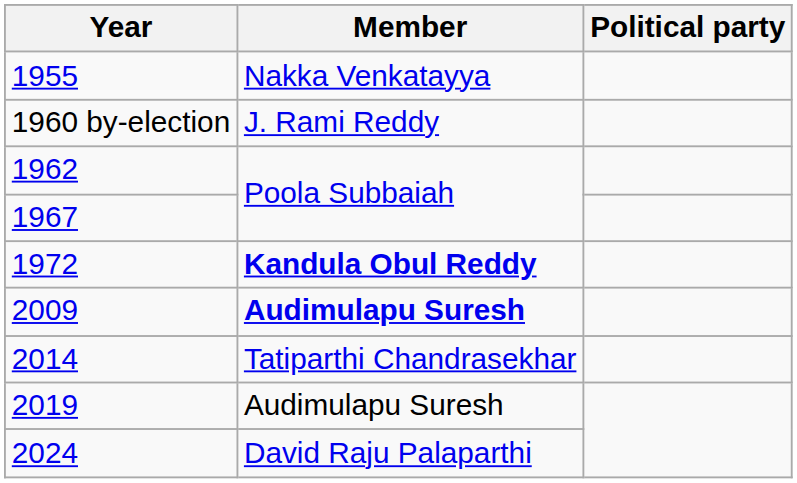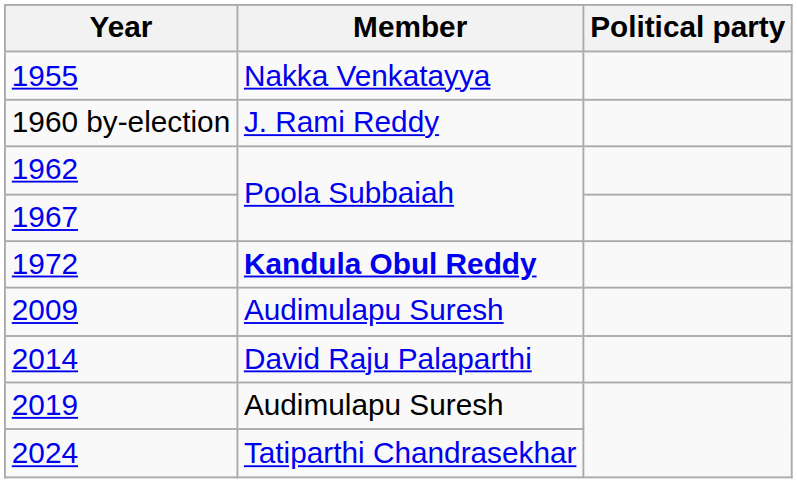(384, 311) bold -> (374, 311) normal
(410, 358) Tatiparthi Chandrasekhar -> (388, 358) David Raju Palaparthi
(388, 452) David Raju Palaparthi -> (410, 452) Tatiparthi Chandrasekhar
